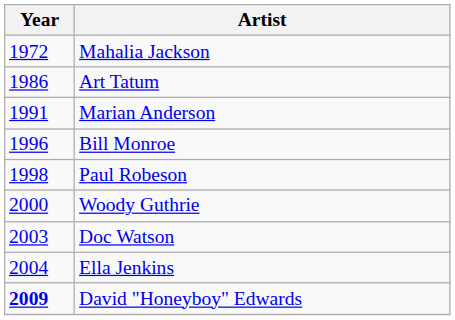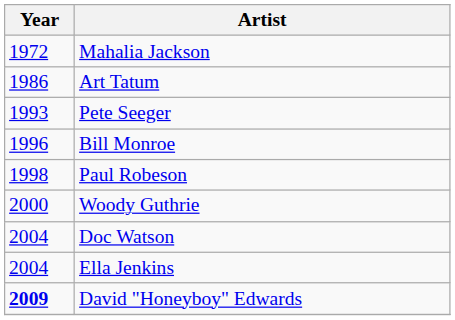- row: (147, 112)
+ row: (125, 112)
(29, 236) 2003 -> (29, 236) 2004
